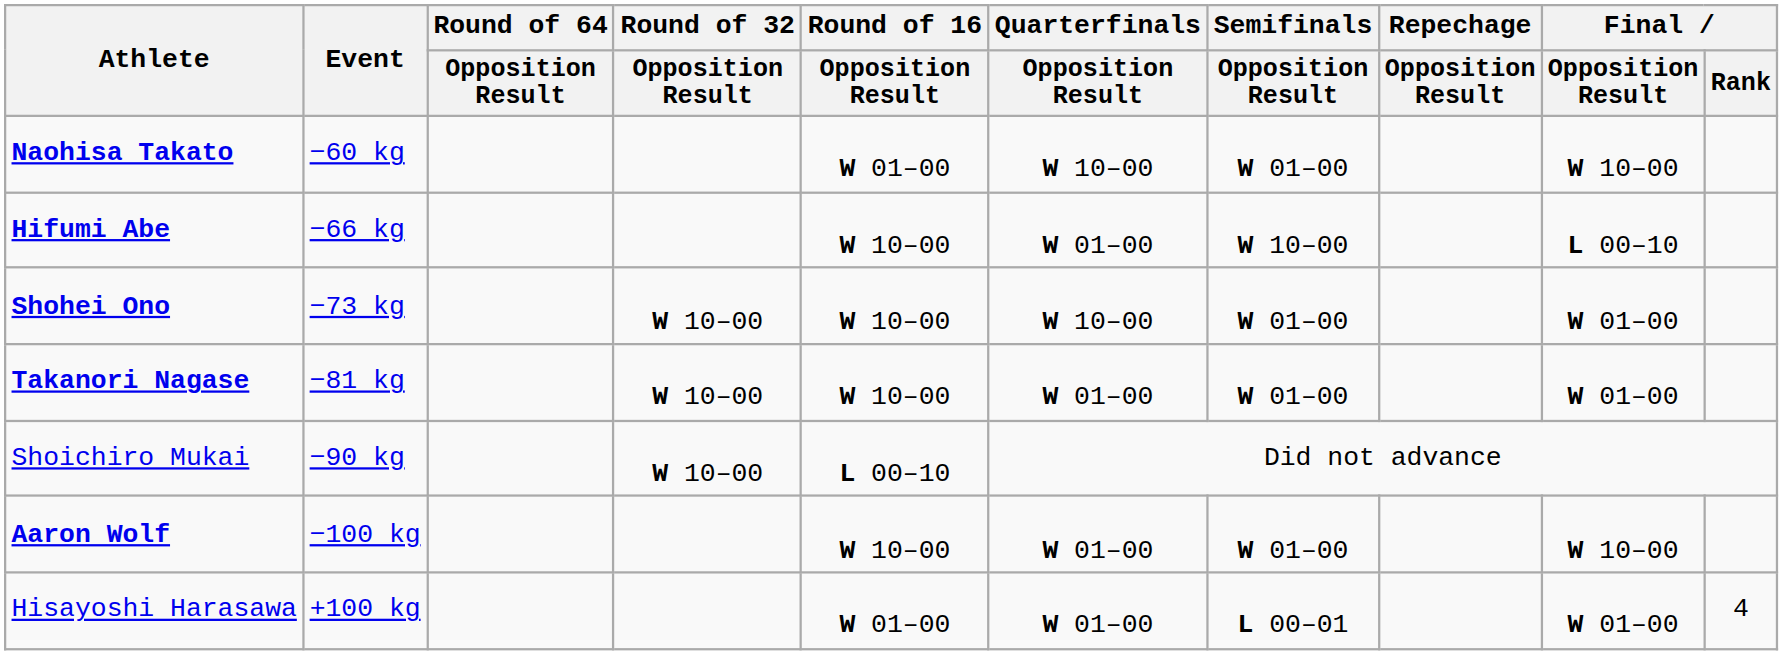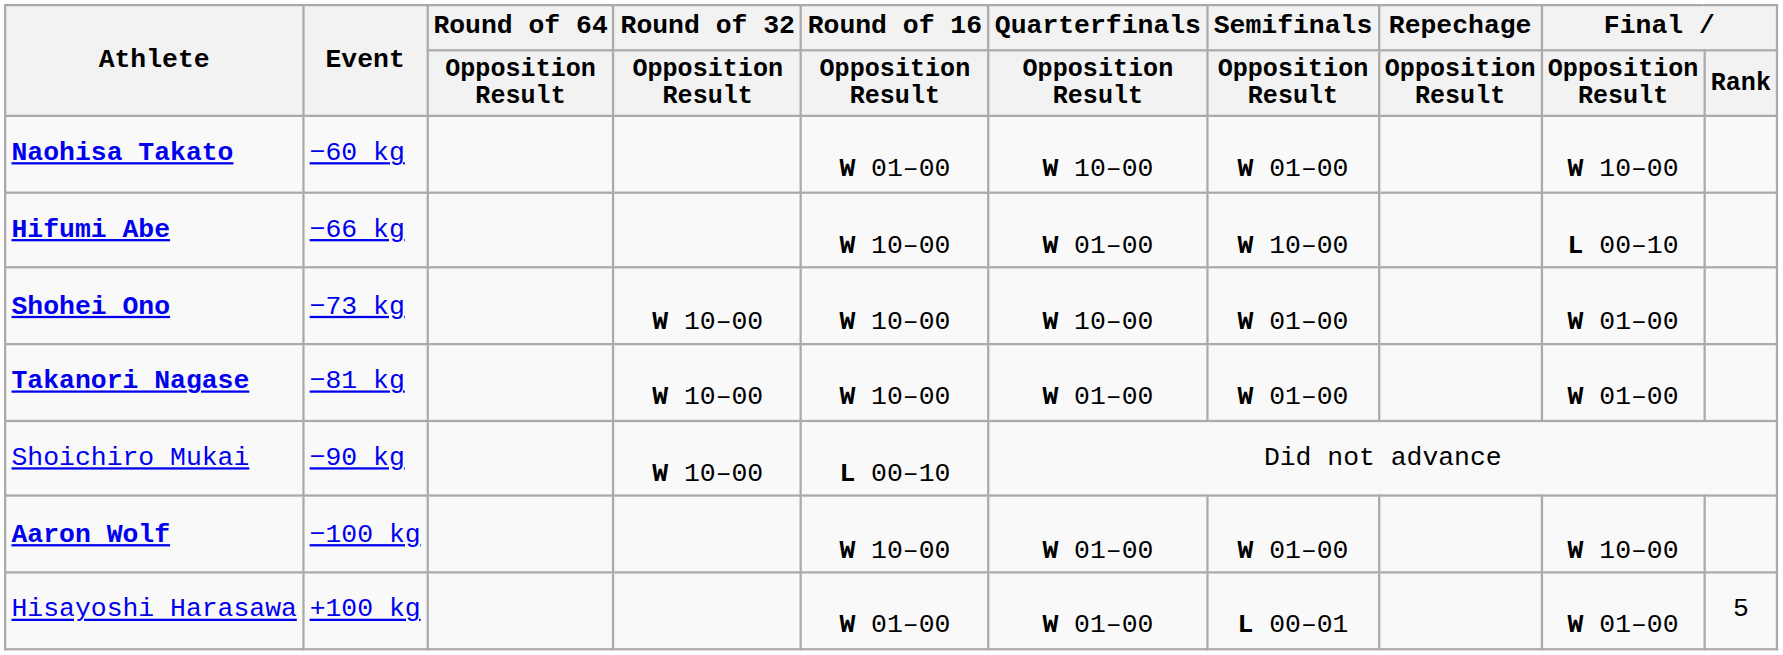(1741, 610) 4 -> (1741, 610) 5
